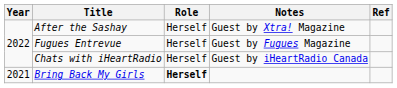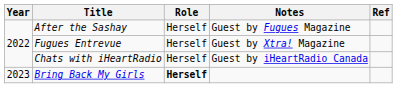(278, 28) Guest by Xtra! Magazine -> (281, 28) Guest by Fugues Magazine
(281, 44) Guest by Fugues Magazine -> (278, 44) Guest by Xtra! Magazine
(18, 75) 2021 -> (18, 75) 2023
